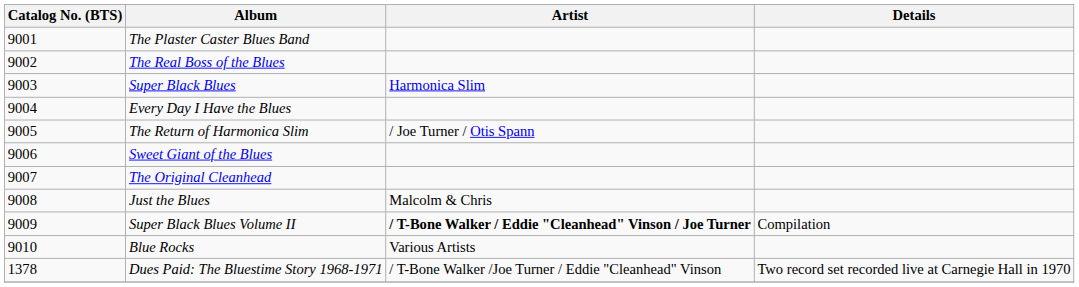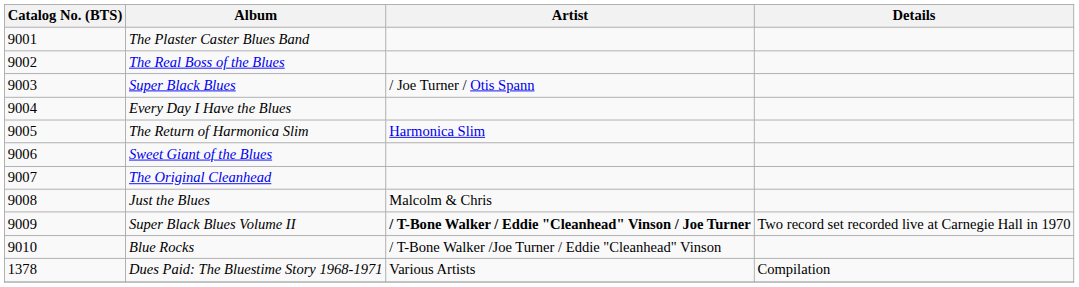(437, 85) Harmonica Slim -> (462, 85) / Joe Turner / Otis Spann
(462, 131) / Joe Turner / Otis Spann -> (437, 131) Harmonica Slim
(794, 223) Compilation -> (914, 223) Two record set recorded live at Carnegie Hall in 1970
(432, 246) Various Artists -> (555, 246) / T-Bone Walker /Joe Turner / Eddie "Cleanhead" Vinson
(555, 270) / T-Bone Walker /Joe Turner / Eddie "Cleanhead" Vinson -> (432, 270) Various Artists
(914, 270) Two record set recorded live at Carnegie Hall in 1970 -> (794, 270) Compilation
